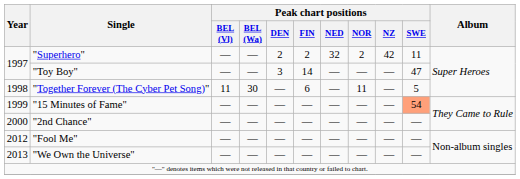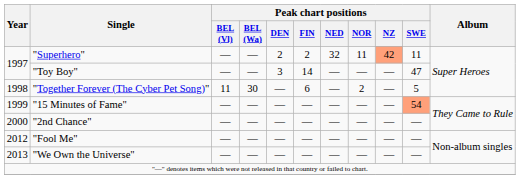(362, 54) 2 -> (362, 54) 11
(389, 54) no background -> (389, 54) lightsalmon background
(362, 88) 11 -> (362, 88) 2
